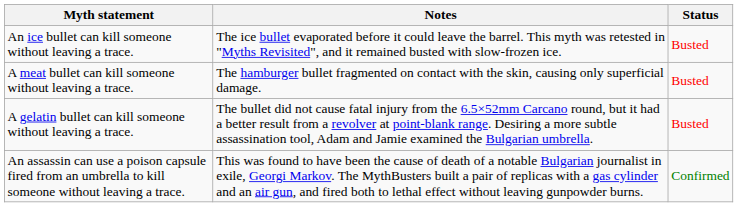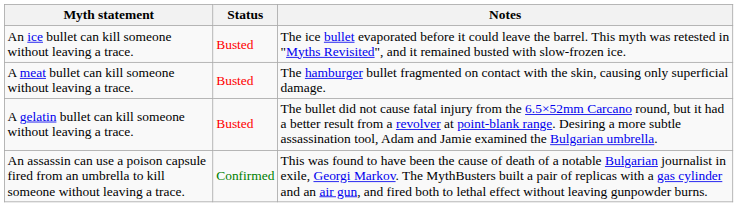columns swapped: (700, 15) <-> (441, 15)
